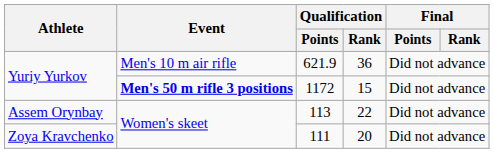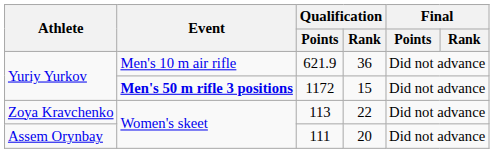(55, 112) Assem Orynbay -> (61, 112) Zoya Kravchenko
(61, 136) Zoya Kravchenko -> (55, 136) Assem Orynbay
